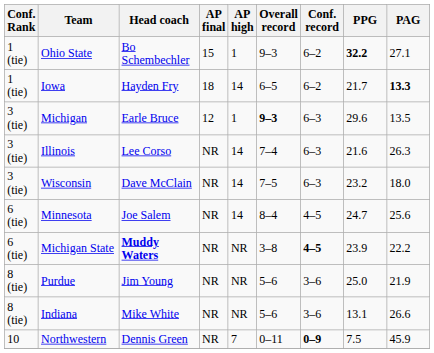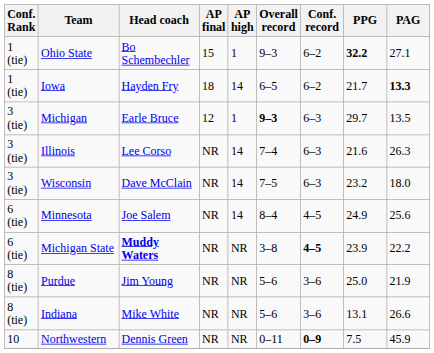(357, 118) 29.6 -> (357, 118) 29.7
(357, 215) 24.7 -> (357, 215) 24.9
(234, 339) 7 -> (239, 339) NR
